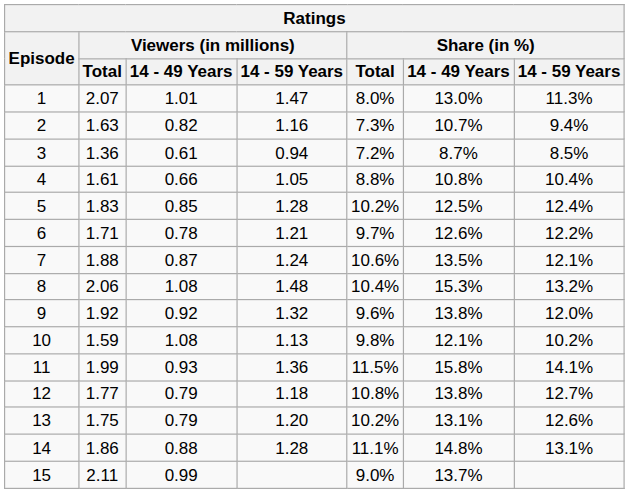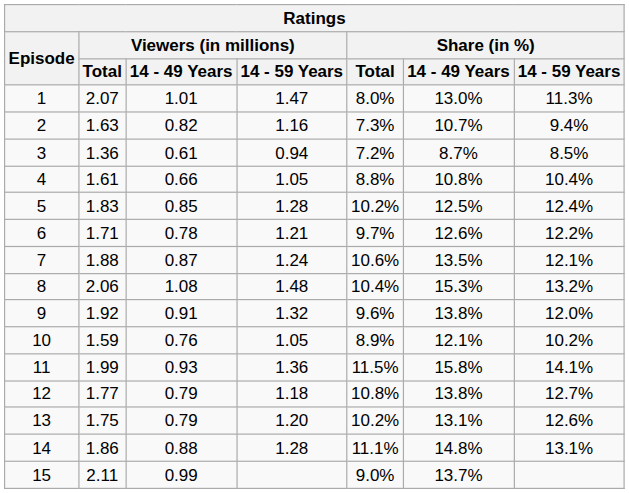(181, 314) 0.92 -> (181, 314) 0.91
(181, 341) 1.08 -> (181, 341) 0.76
(292, 341) 1.13 -> (292, 341) 1.05
(375, 341) 9.8% -> (375, 341) 8.9%
